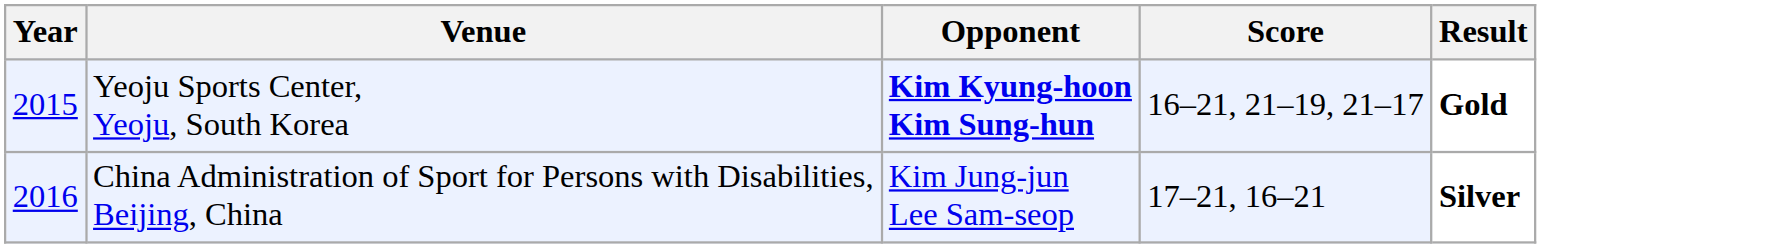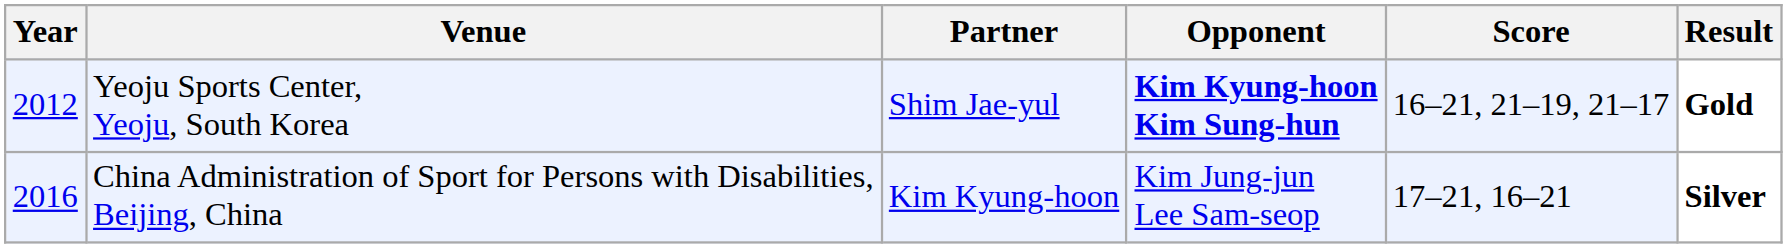+ column: (1004, 31)
(45, 104) 2015 -> (45, 104) 2012
